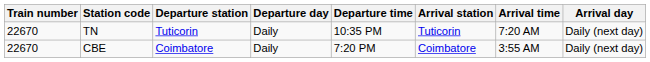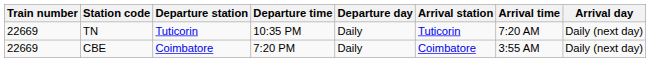columns swapped: (373, 13) <-> (291, 13)
(23, 31) 22670 -> (23, 31) 22669
(23, 48) 22670 -> (23, 48) 22669
